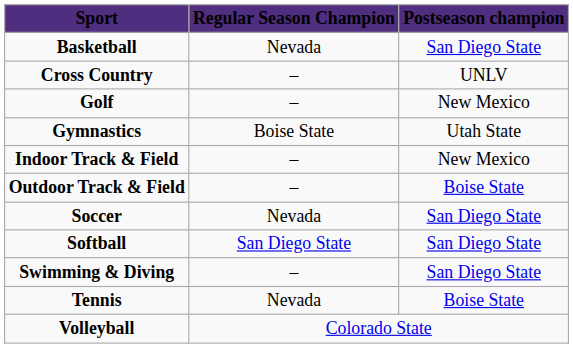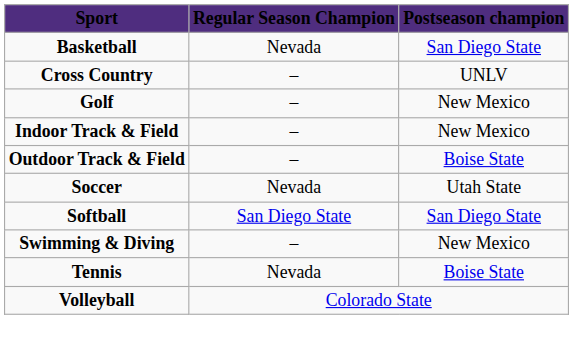- row: (97, 131)
(484, 215) San Diego State -> (484, 187) Utah State
(484, 272) San Diego State -> (484, 243) New Mexico
